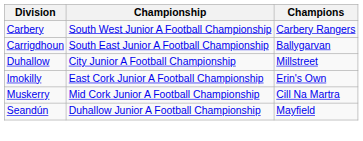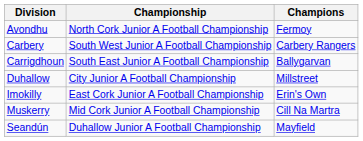+ row: (27, 29)
